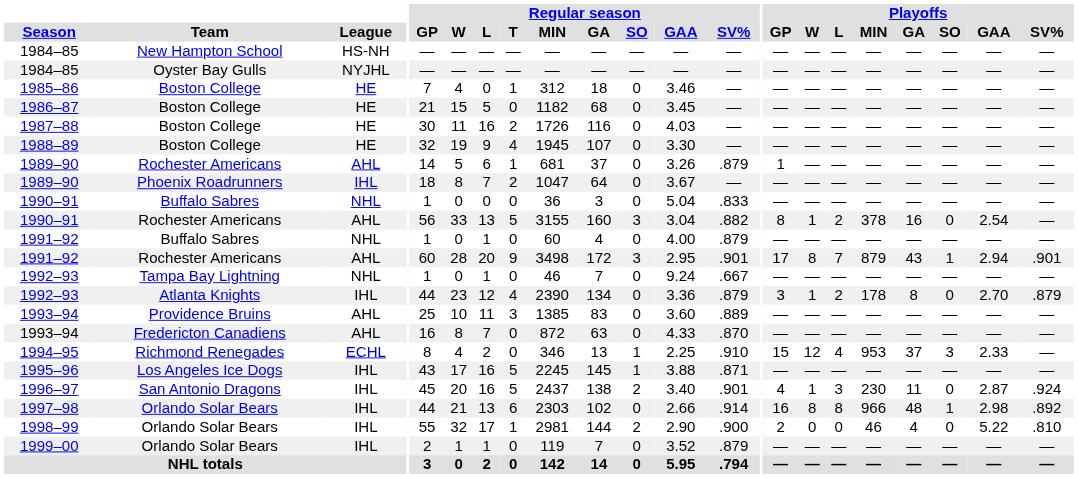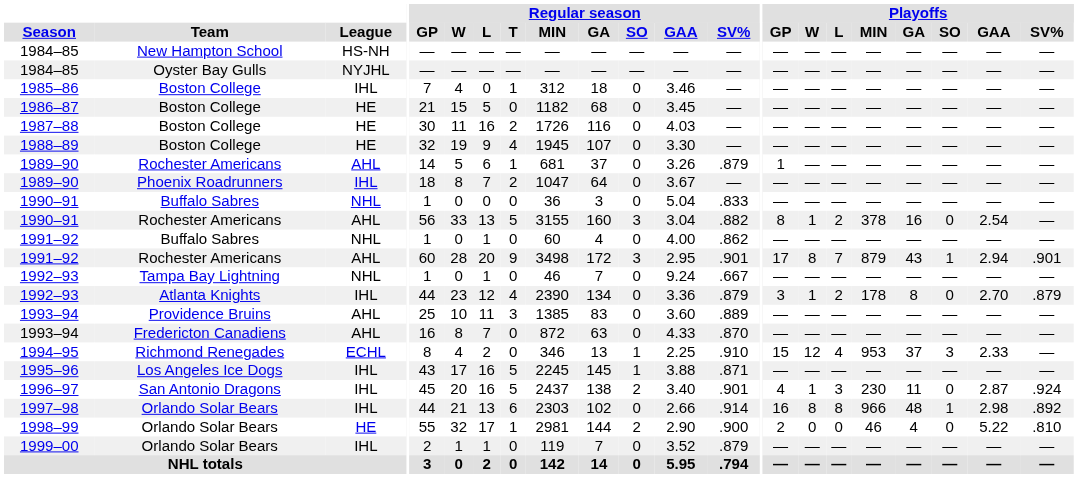(366, 88) HE -> (366, 88) IHL
(734, 239) .879 -> (734, 239) .862
(366, 427) IHL -> (366, 427) HE
